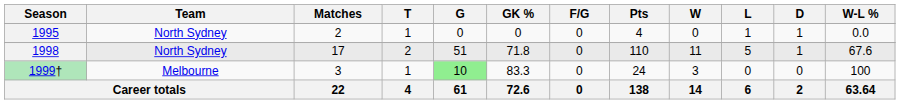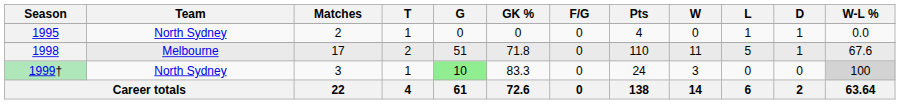(190, 52) North Sydney -> (190, 52) Melbourne
(190, 71) Melbourne -> (190, 71) North Sydney
(860, 71) no background -> (860, 71) lightgrey background
